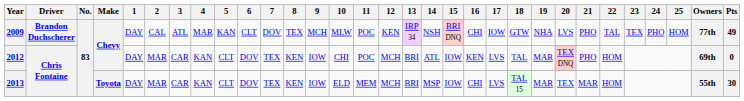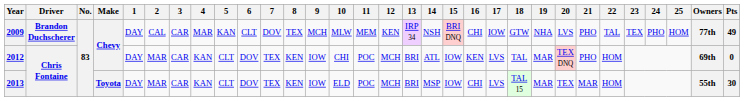(180, 32) ATL -> (180, 32) CAR
(366, 32) POC -> (366, 32) MEM
(366, 83) MEM -> (366, 83) POC
